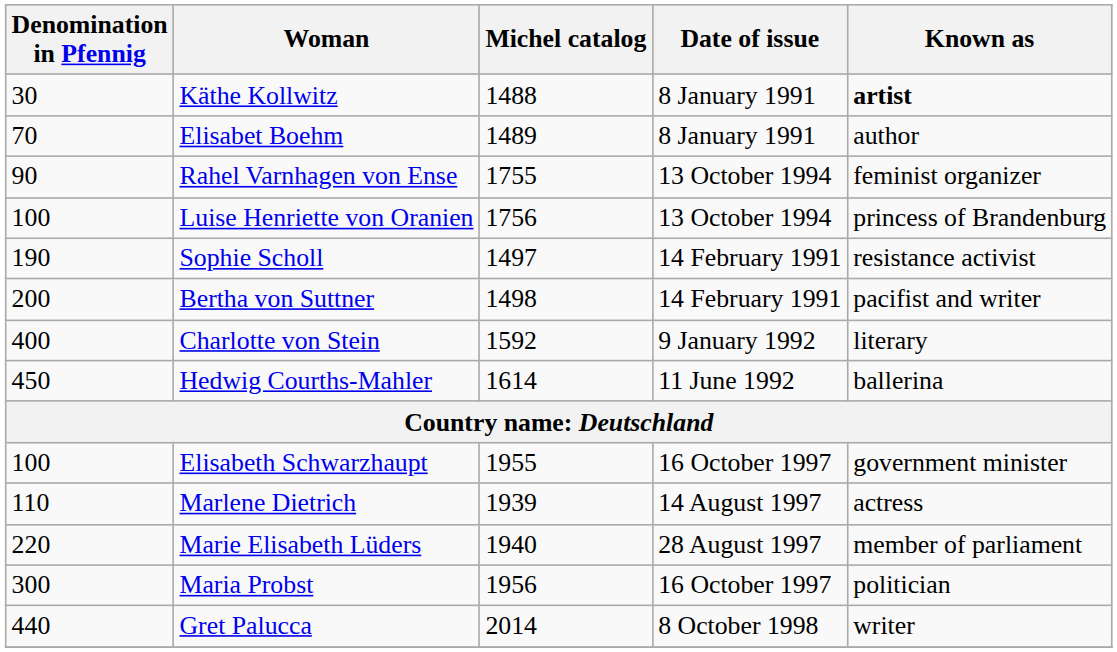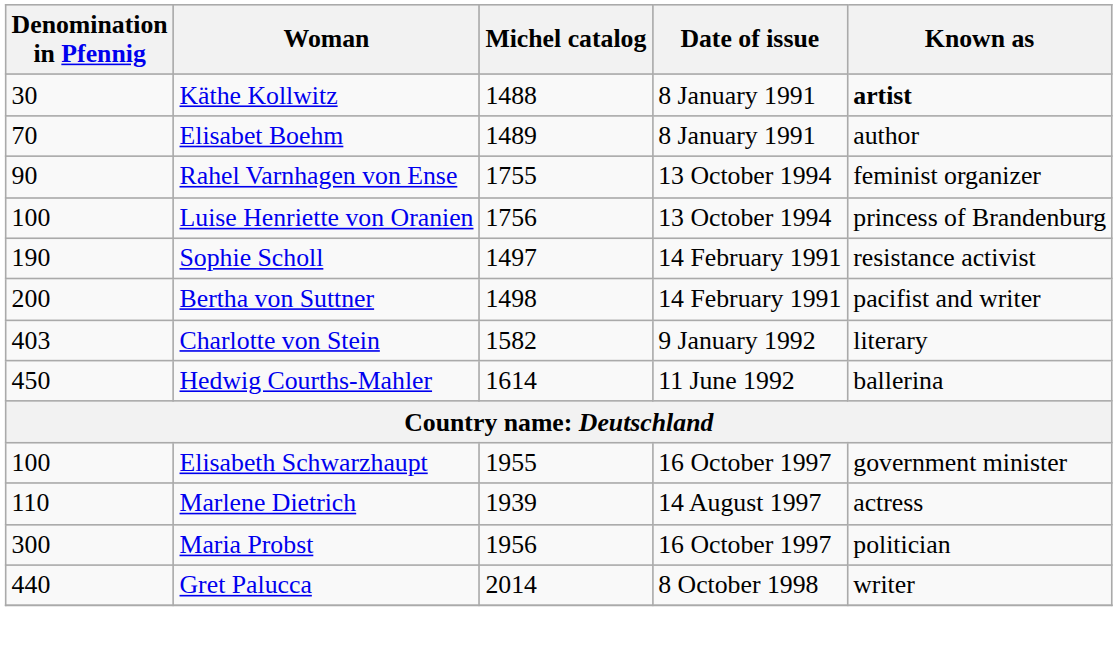(31, 339) 400 -> (31, 339) 403
(511, 339) 1592 -> (511, 339) 1582
- row: (300, 544)
